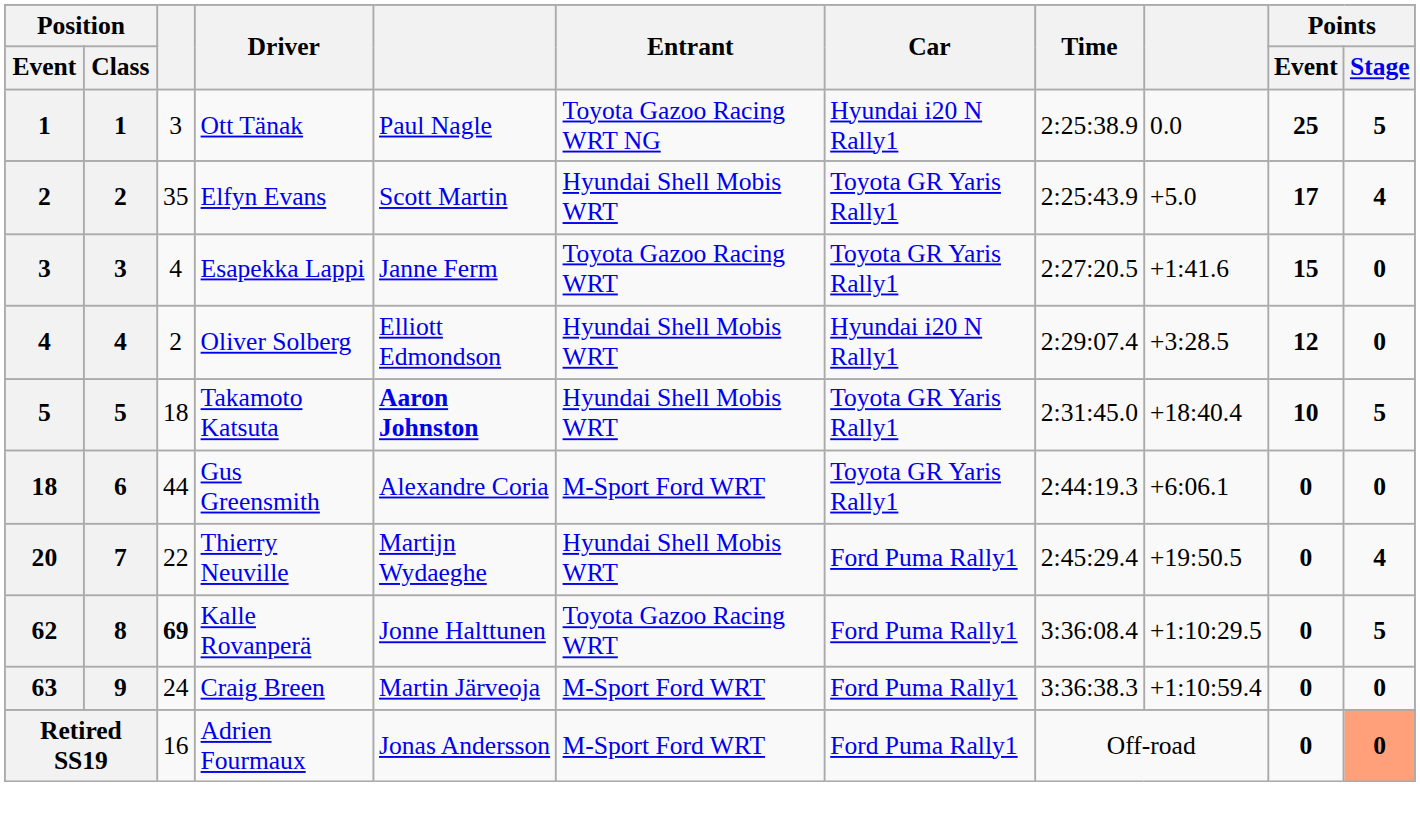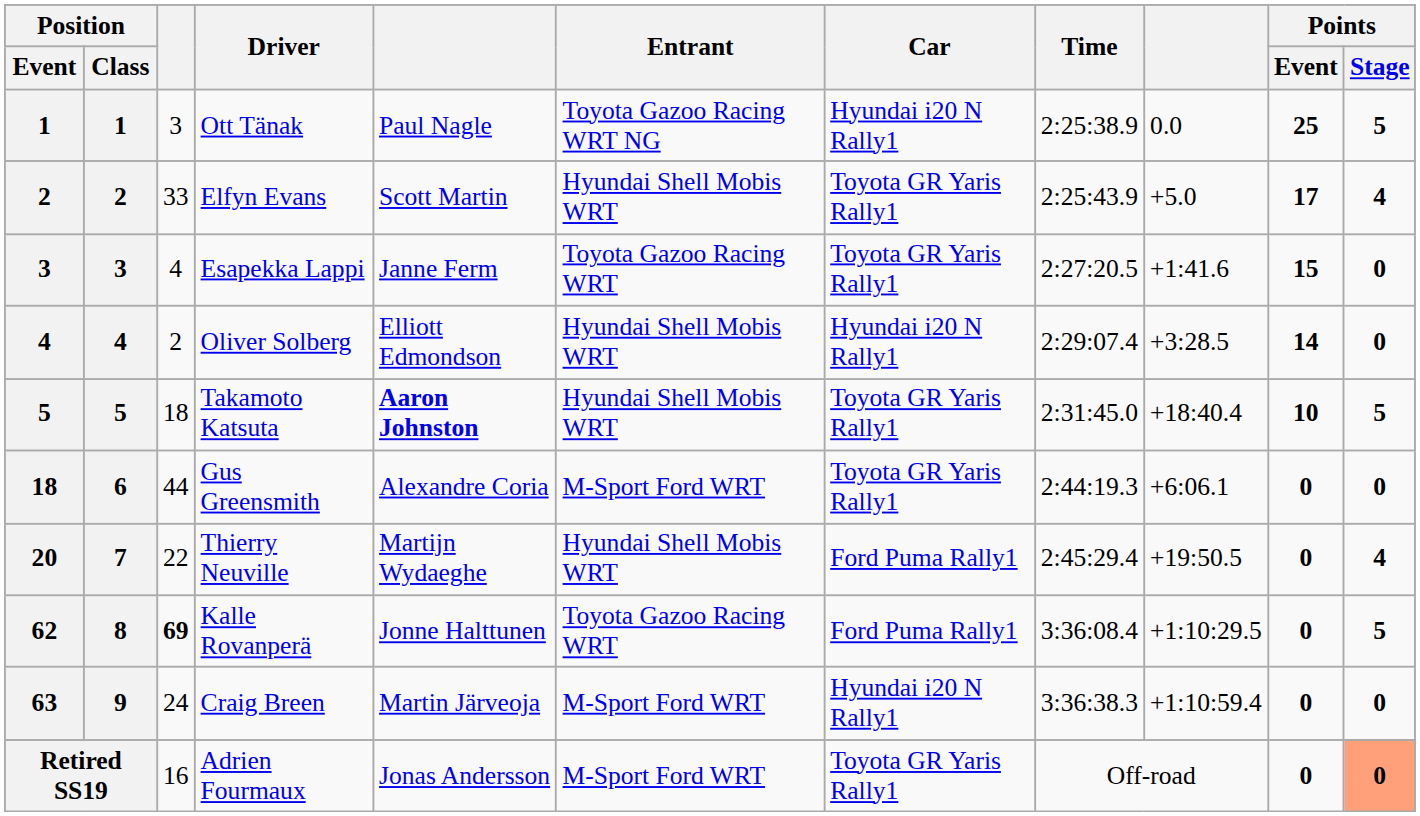(176, 196) 35 -> (176, 196) 33
(1306, 341) 12 -> (1306, 341) 14
(924, 687) Ford Puma Rally1 -> (906, 702) Hyundai i20 N Rally1
(924, 744) Ford Puma Rally1 -> (916, 774) Toyota GR Yaris Rally1
